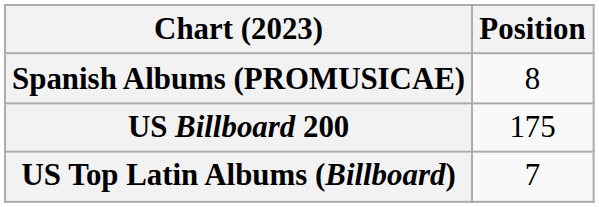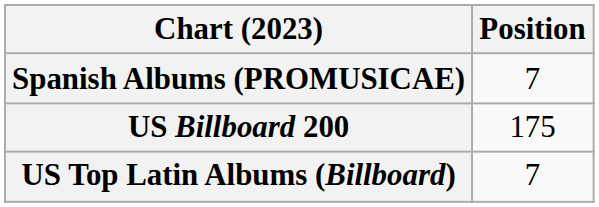(533, 77) 8 -> (533, 77) 7
